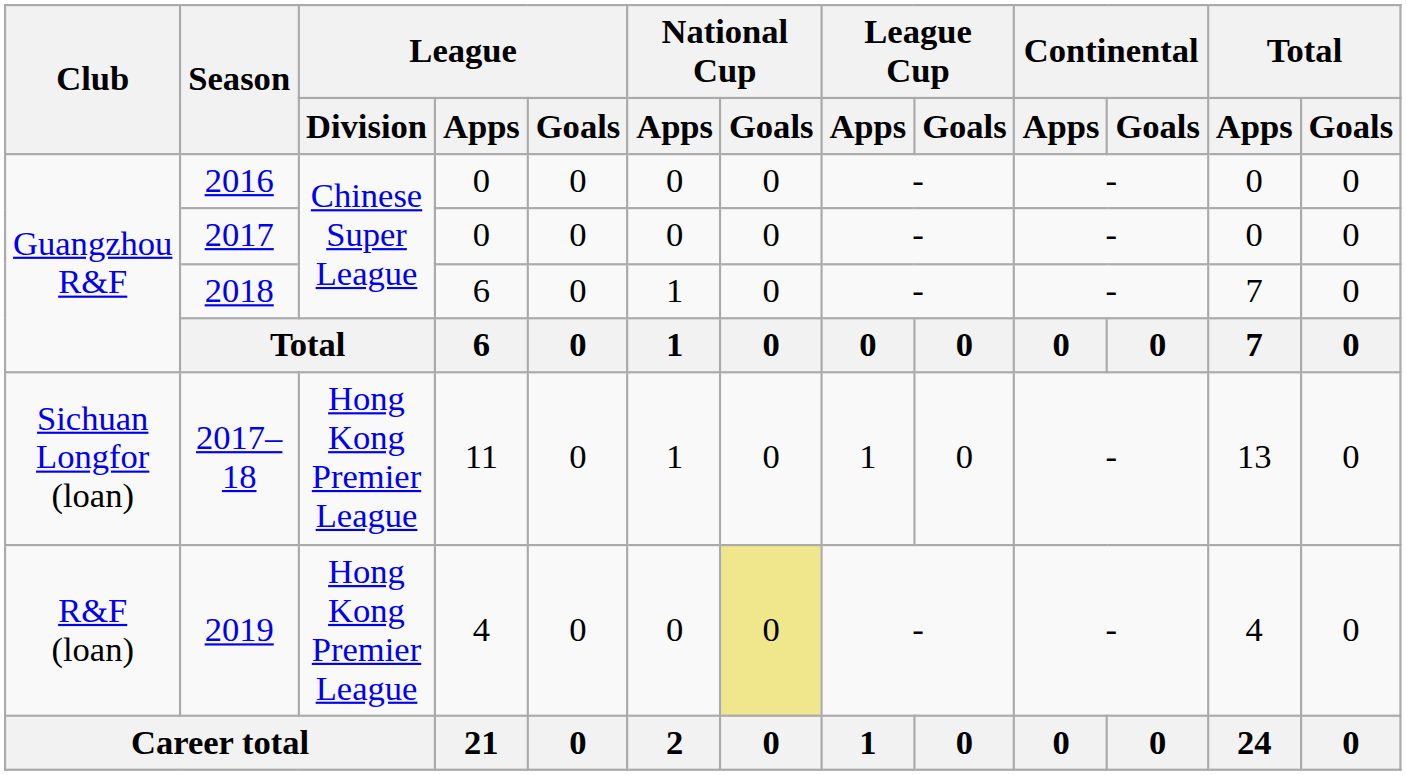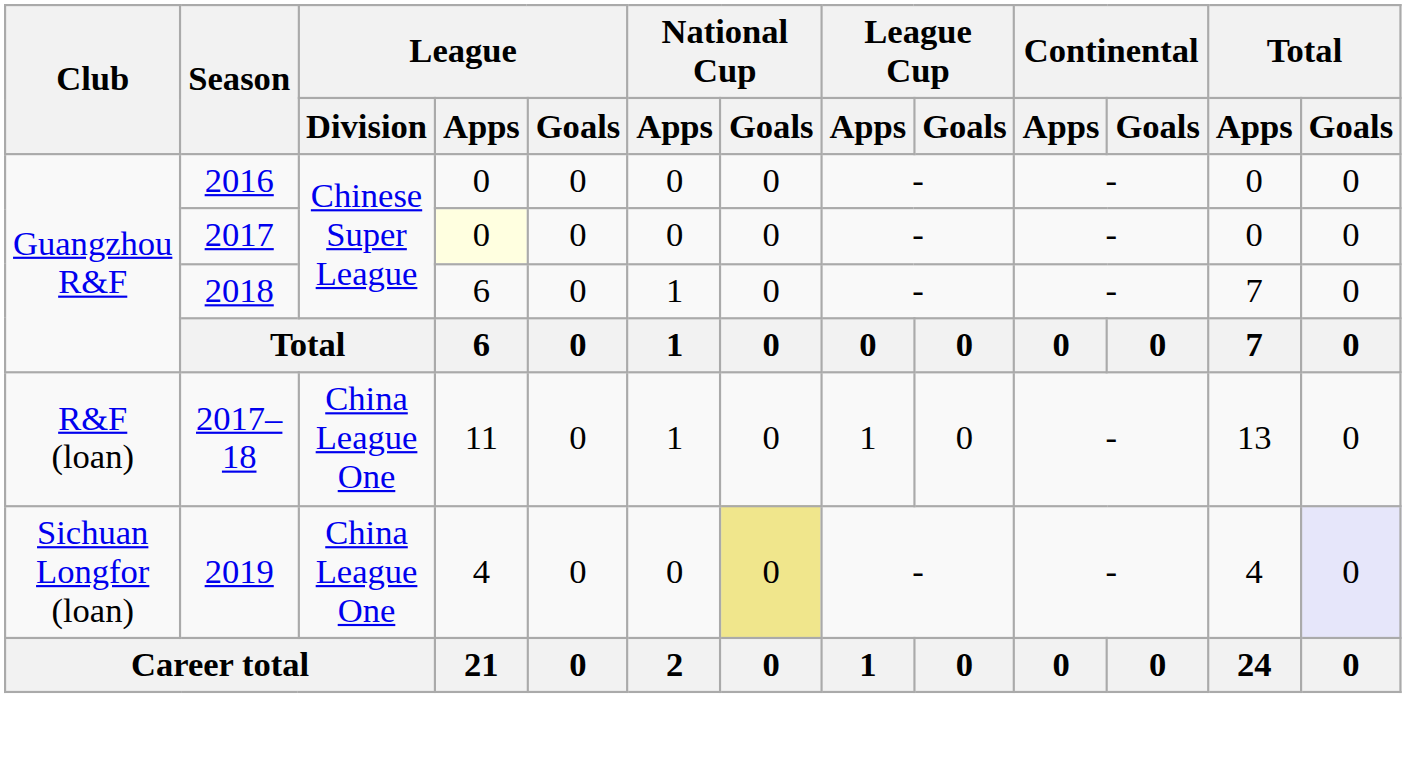(481, 235) no background -> (481, 235) lightyellow background
(93, 457) Sichuan Longfor (loan) -> (93, 438) R&F (loan)
(367, 457) Hong Kong Premier League -> (367, 438) China League One
(93, 629) R&F (loan) -> (93, 571) Sichuan Longfor (loan)
(367, 629) Hong Kong Premier League -> (367, 571) China League One
(1351, 629) no background -> (1351, 571) lavender background
